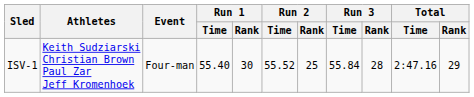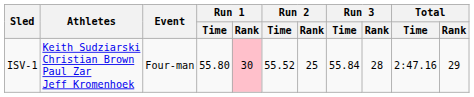(215, 65) 55.40 -> (215, 65) 55.80
(247, 65) no background -> (247, 65) pink background
